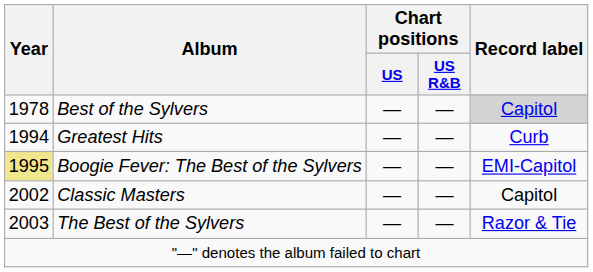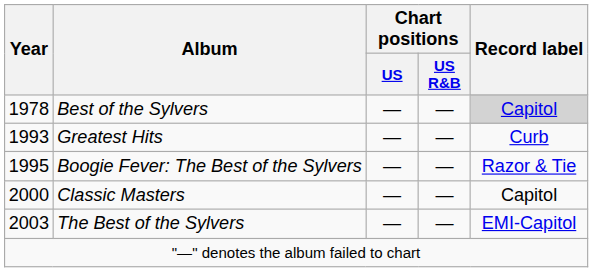(29, 137) 1994 -> (29, 137) 1993
(29, 166) khaki background -> (29, 166) no background
(529, 166) EMI-Capitol -> (529, 166) Razor & Tie
(29, 194) 2002 -> (29, 194) 2000
(529, 223) Razor & Tie -> (529, 223) EMI-Capitol
